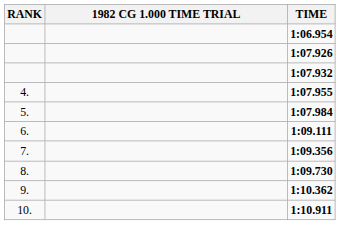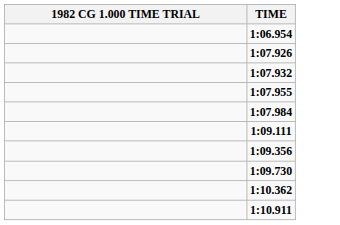- column: (25, 14)
